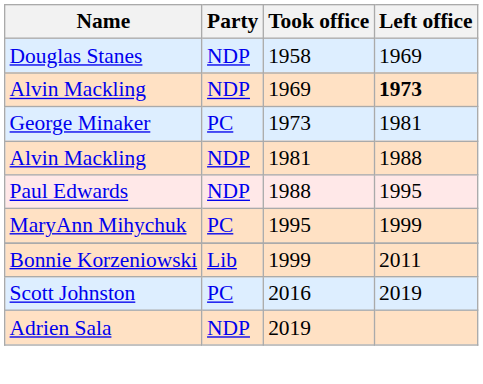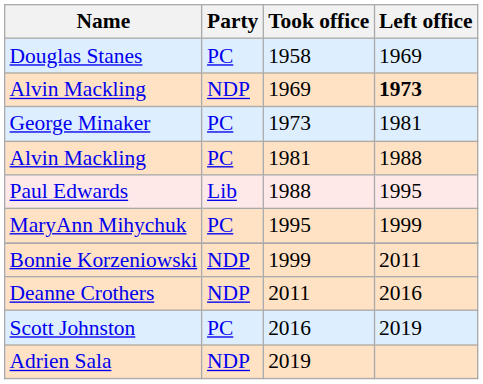(229, 55) NDP -> (220, 55) PC
(229, 157) NDP -> (220, 157) PC
(229, 191) NDP -> (222, 191) Lib
(222, 259) Lib -> (229, 259) NDP
+ row: (82, 293)
